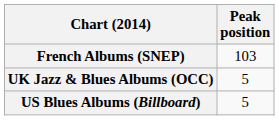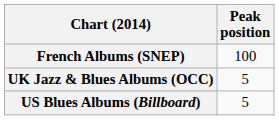(245, 56) 103 -> (245, 56) 100
